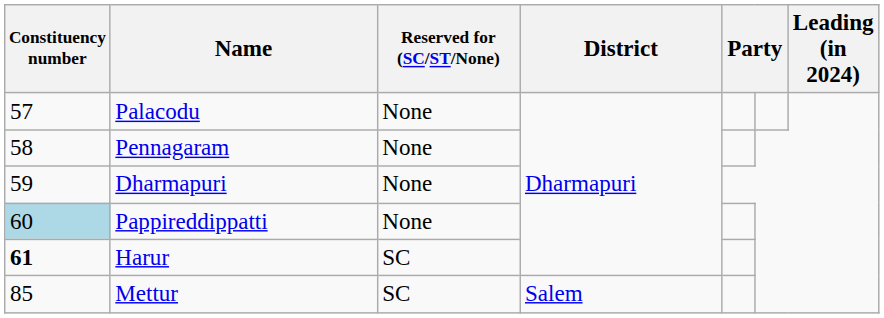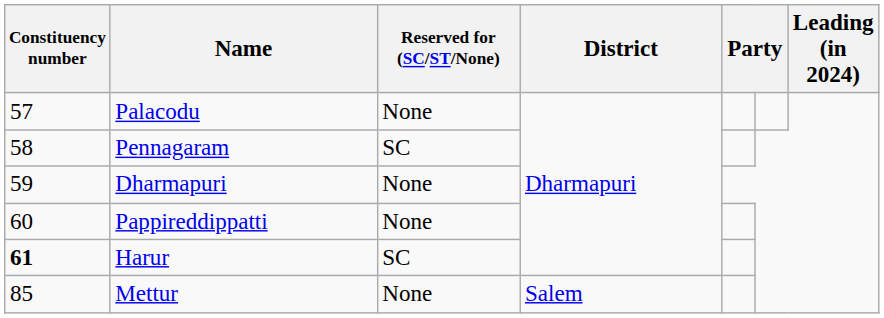(407, 147) None -> (396, 147) SC
(22, 220) lightblue background -> (22, 220) no background
(396, 293) SC -> (407, 293) None
